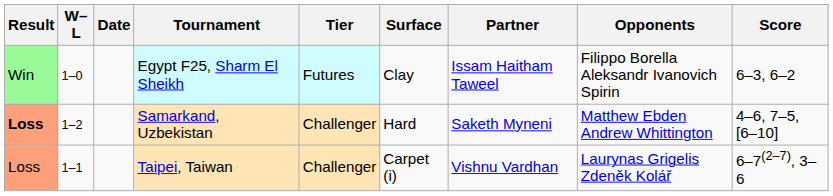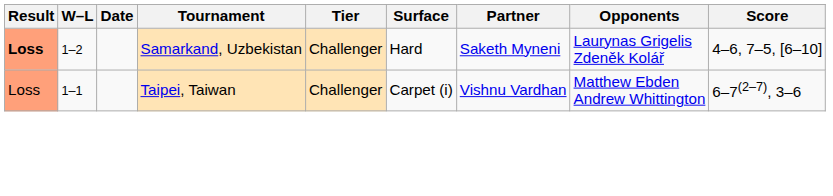- row: (208, 74)
(647, 124) Matthew Ebden Andrew Whittington -> (633, 49) Laurynas Grigelis Zdeněk Kolář
(640, 167) Laurynas Grigelis Zdeněk Kolář -> (639, 90) Matthew Ebden Andrew Whittington
